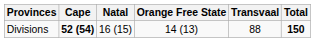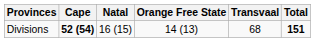(255, 29) 88 -> (255, 29) 68
(296, 29) 150 -> (296, 29) 151
